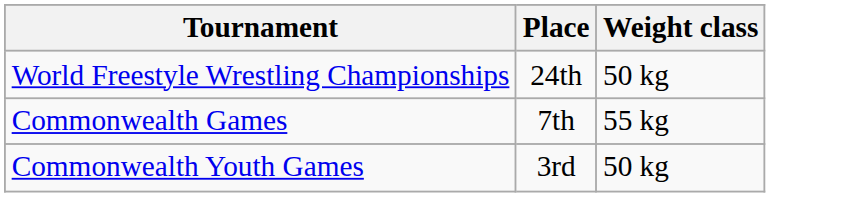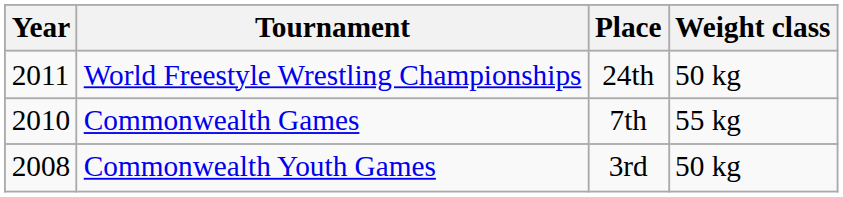+ column: (41, 27)
